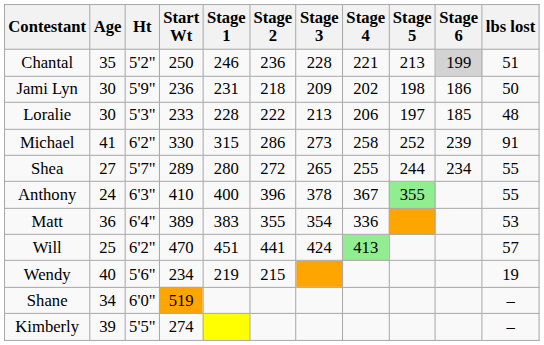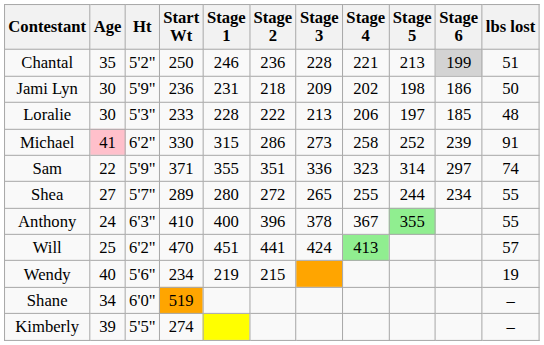(108, 141) no background -> (108, 141) pink background
+ row: (47, 168)
- row: (47, 221)
